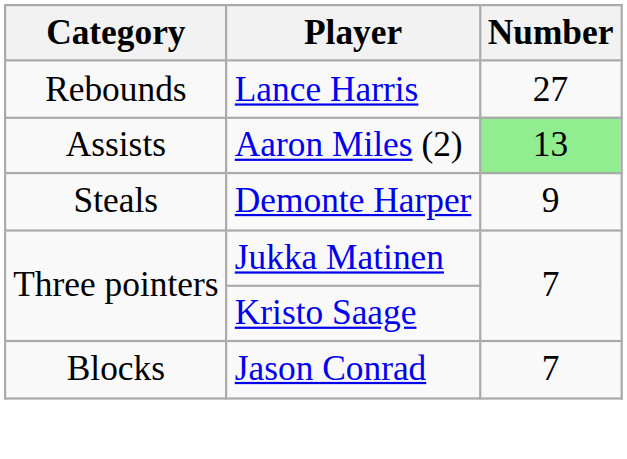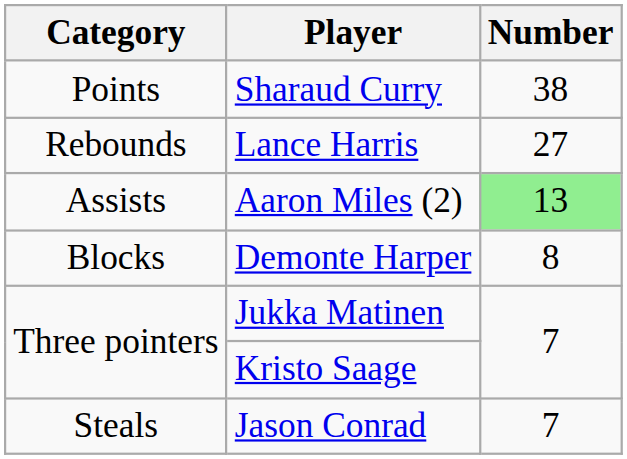+ row: (338, 88)
(116, 200) Steals -> (116, 256) Blocks
(551, 200) 9 -> (551, 256) 8
(116, 369) Blocks -> (116, 425) Steals
